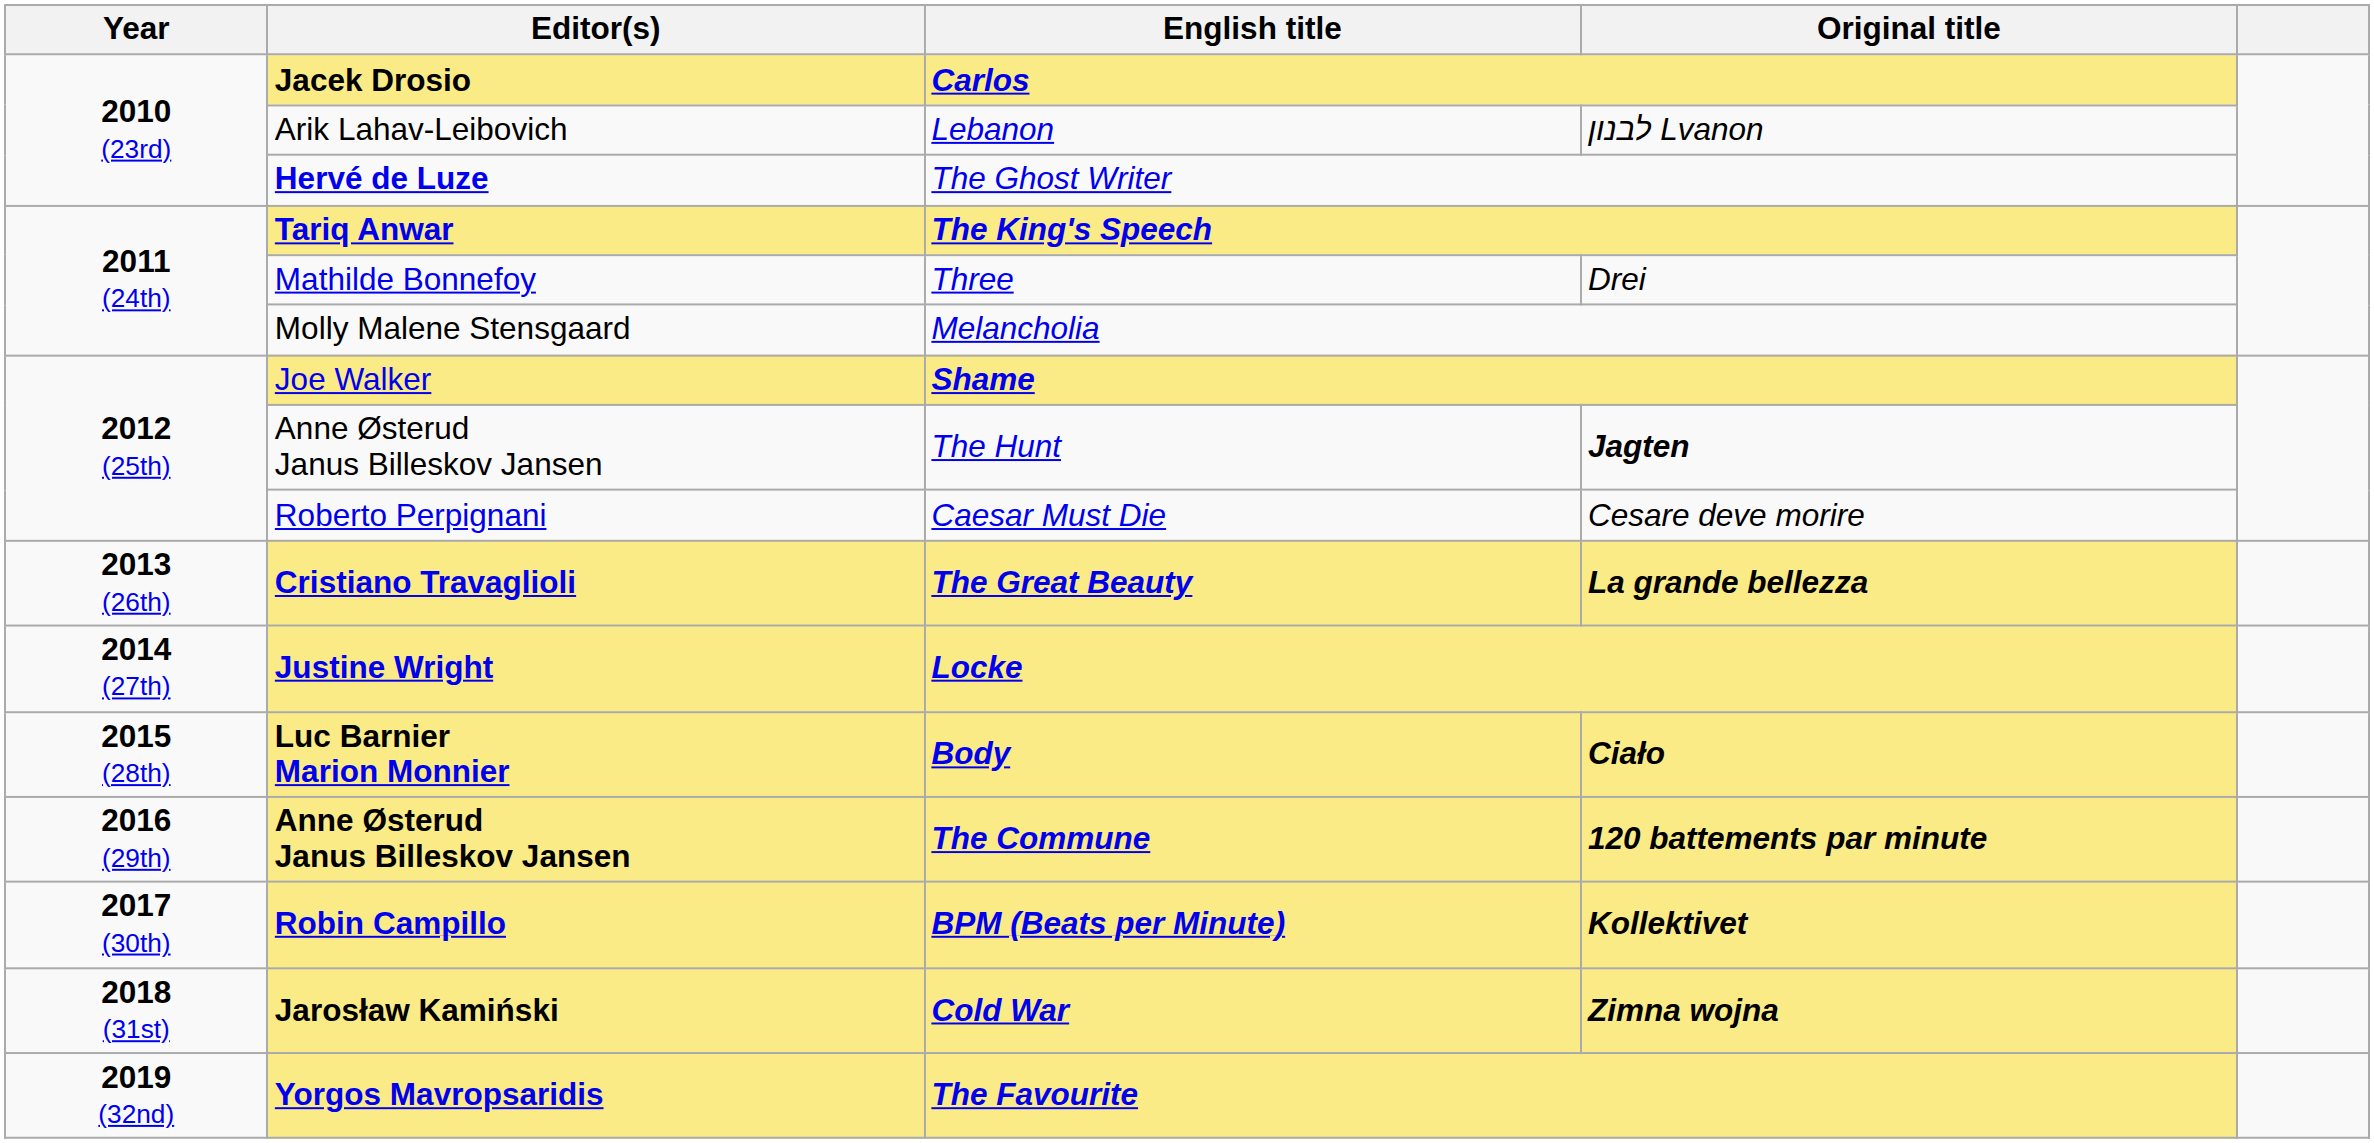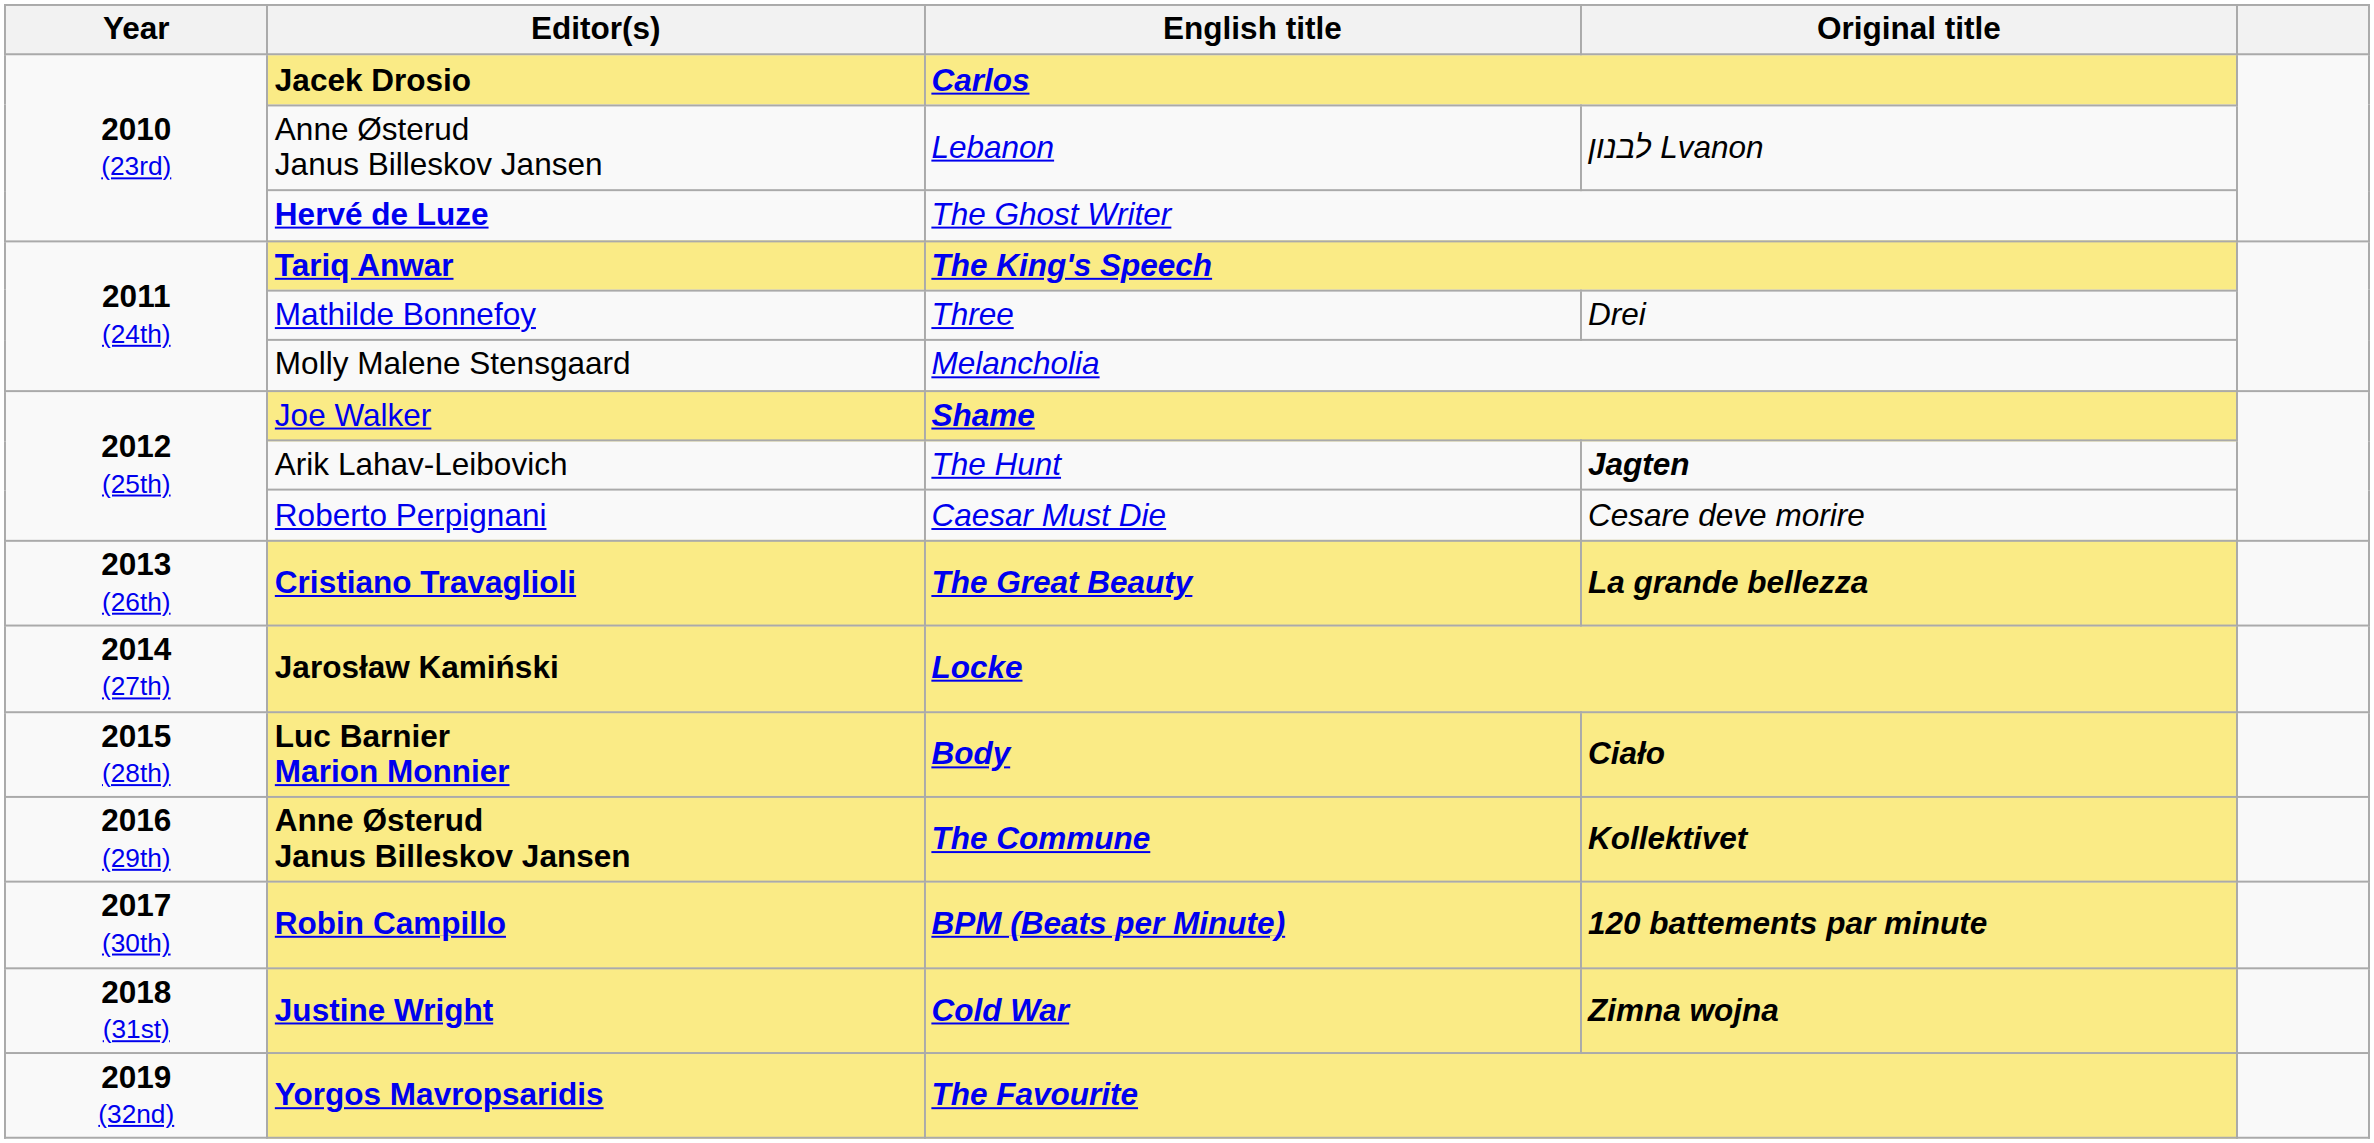(421, 129) Arik Lahav-Leibovich -> (439, 147) Anne Østerud Janus Billeskov Jansen
(439, 447) Anne Østerud Janus Billeskov Jansen -> (421, 464) Arik Lahav-Leibovich
(384, 668) Justine Wright -> (417, 668) Jarosław Kamiński
(1788, 838) 120 battements par minute -> (1668, 838) Kollektivet
(1668, 924) Kollektivet -> (1788, 924) 120 battements par minute
(417, 1009) Jarosław Kamiński -> (384, 1009) Justine Wright
